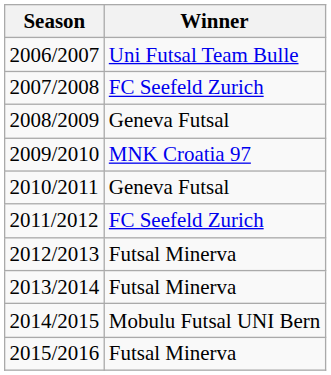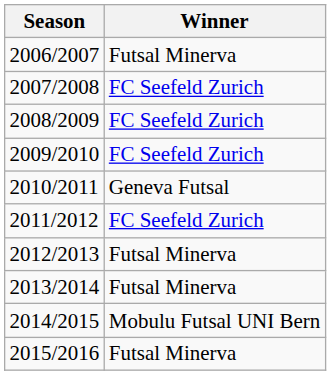(204, 54) Uni Futsal Team Bulle -> (173, 54) Futsal Minerva
(169, 120) Geneva Futsal -> (186, 120) FC Seefeld Zurich
(180, 154) MNK Croatia 97 -> (186, 154) FC Seefeld Zurich
